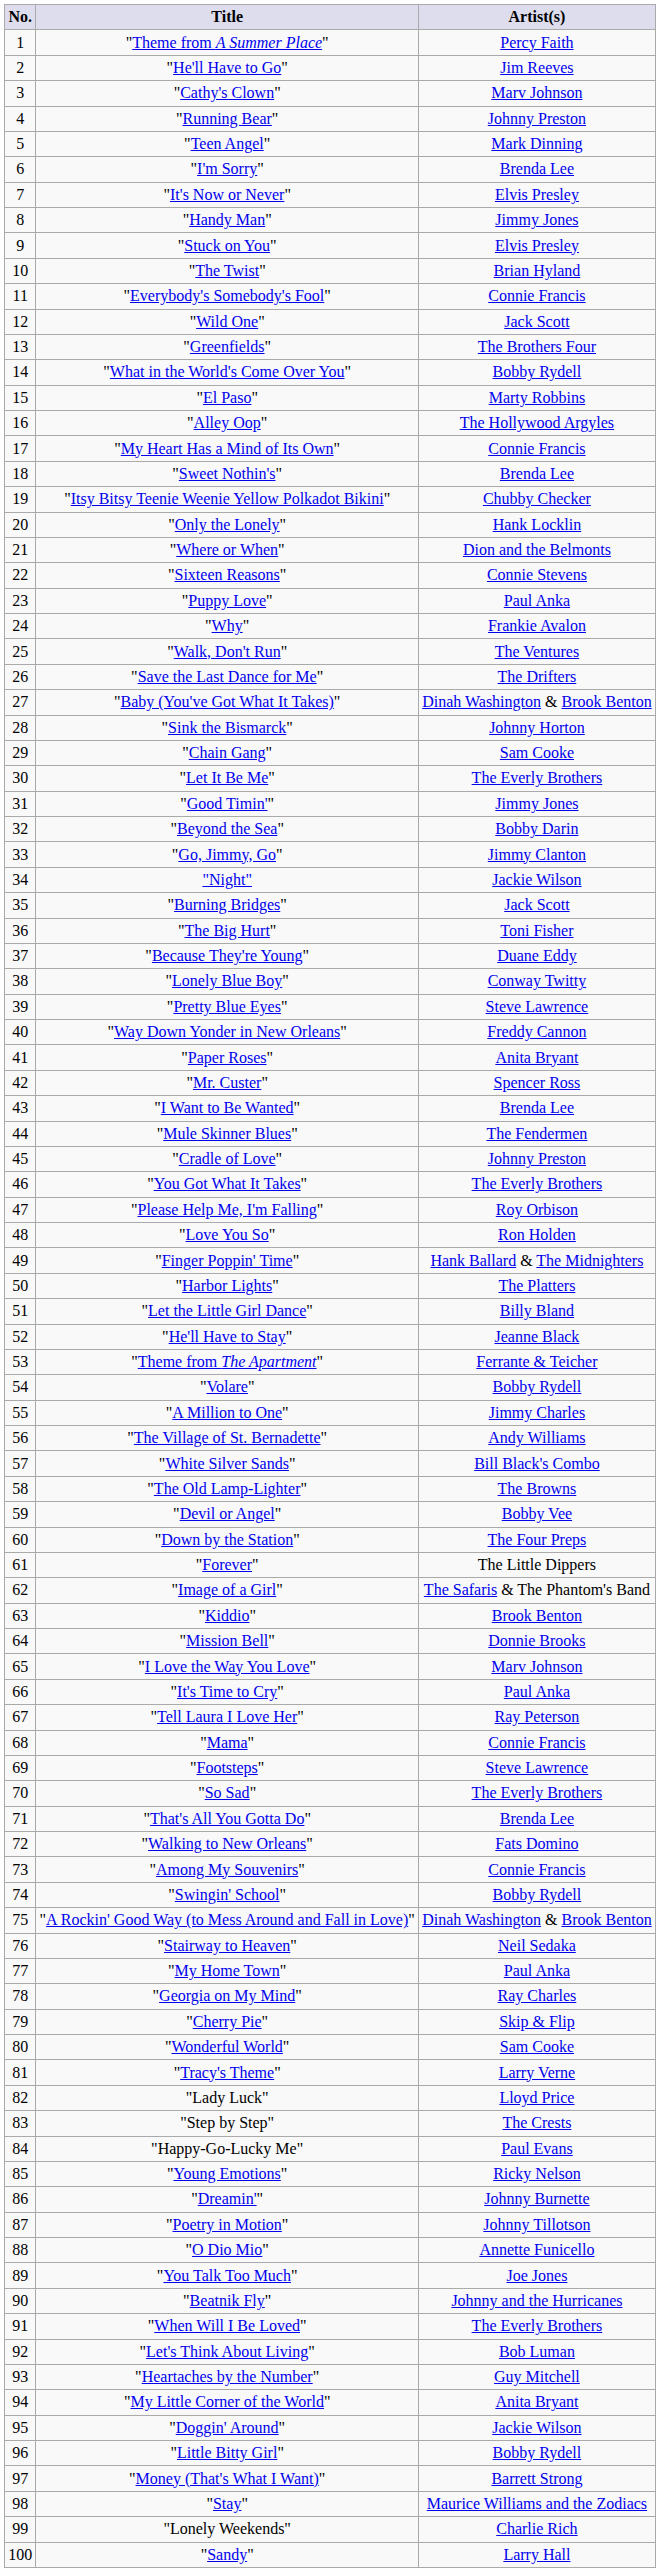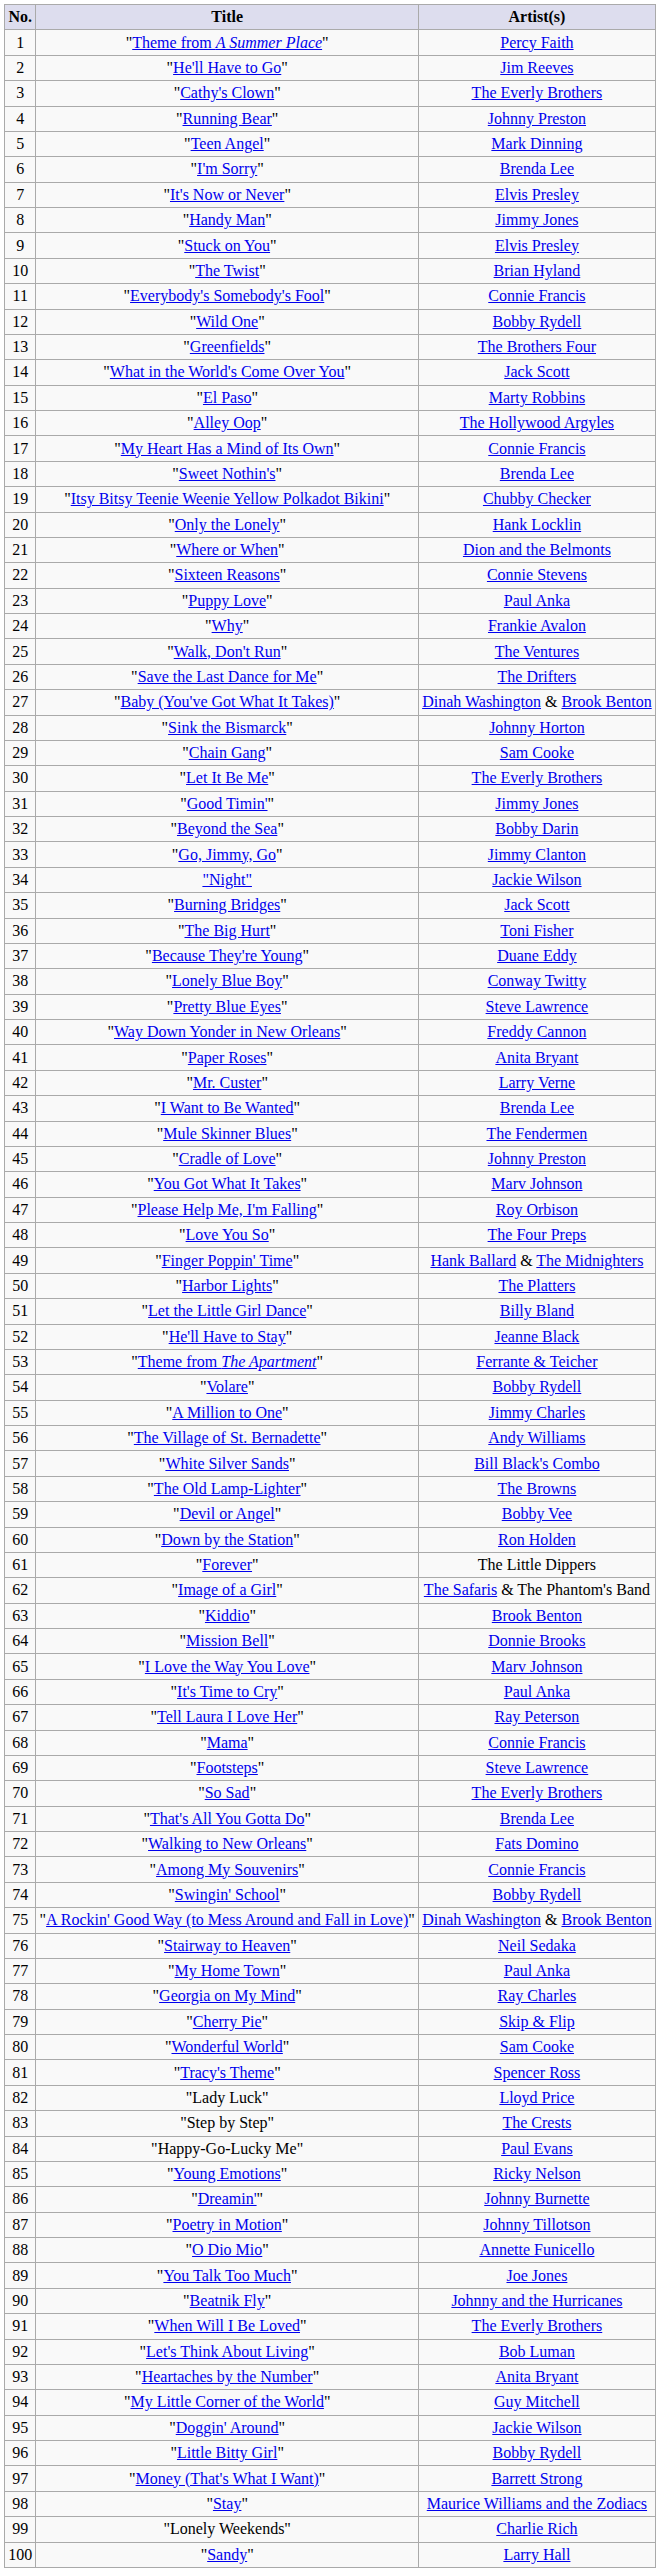(537, 93) Marv Johnson -> (537, 93) The Everly Brothers
(537, 321) Jack Scott -> (537, 321) Bobby Rydell
(537, 372) Bobby Rydell -> (537, 372) Jack Scott
(537, 1082) Spencer Ross -> (537, 1082) Larry Verne
(537, 1184) The Everly Brothers -> (537, 1184) Marv Johnson
(537, 1235) Ron Holden -> (537, 1235) The Four Preps
(537, 1539) The Four Preps -> (537, 1539) Ron Holden
(537, 2072) Larry Verne -> (537, 2072) Spencer Ross
(537, 2377) Guy Mitchell -> (537, 2377) Anita Bryant
(537, 2402) Anita Bryant -> (537, 2402) Guy Mitchell
